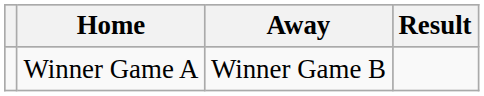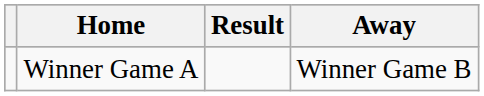columns swapped: (435, 25) <-> (298, 25)
